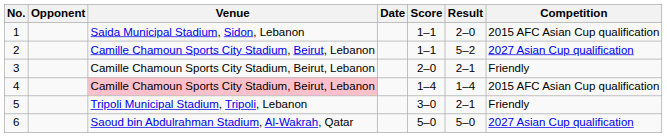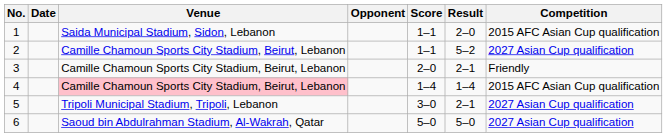columns swapped: (393, 13) <-> (58, 13)
(509, 104) Friendly -> (561, 104) 2027 Asian Cup qualification
